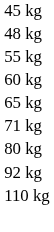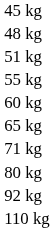+ row: (23, 56)
